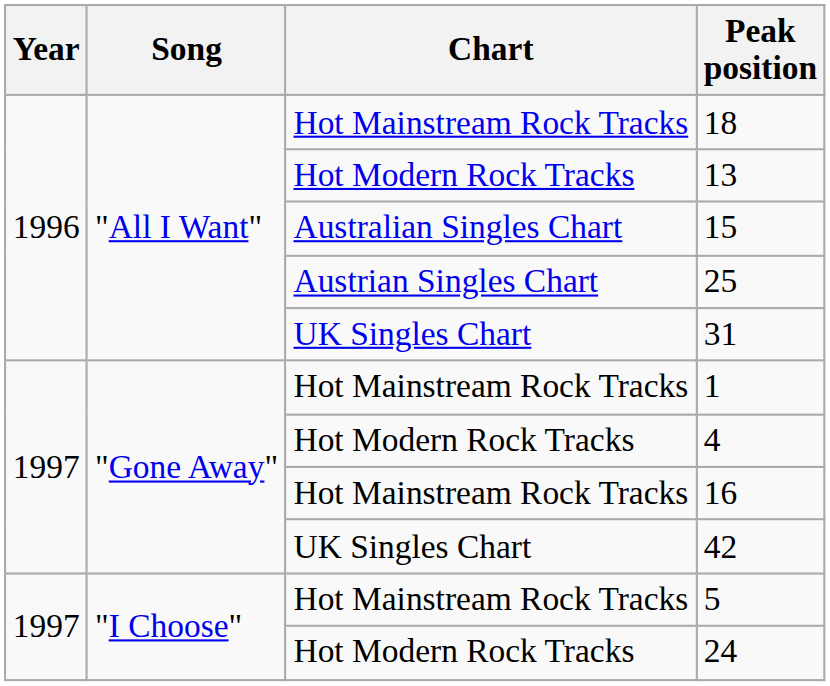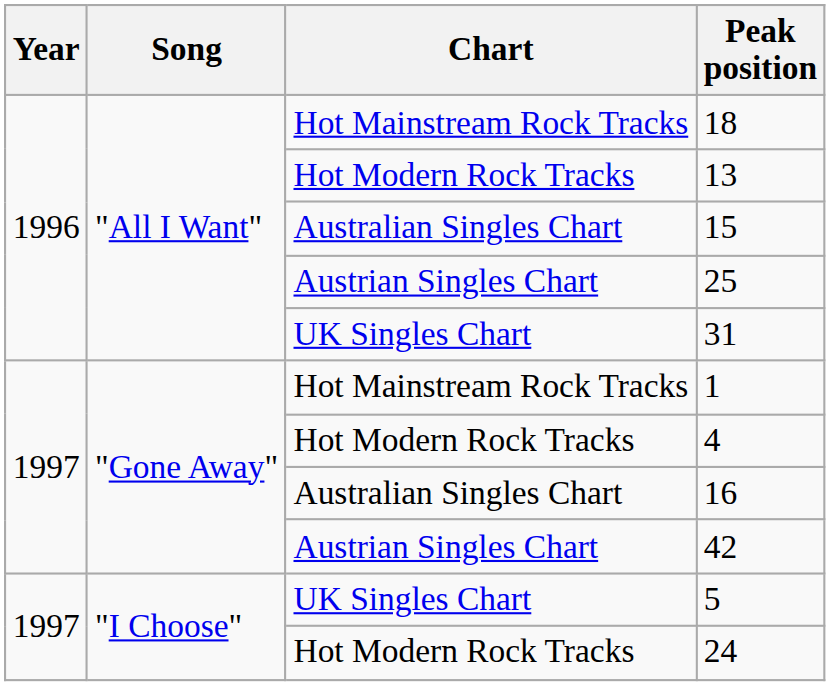(491, 492) Hot Mainstream Rock Tracks -> (458, 492) Australian Singles Chart
(412, 545) UK Singles Chart -> (446, 545) Austrian Singles Chart
(491, 598) Hot Mainstream Rock Tracks -> (412, 598) UK Singles Chart
